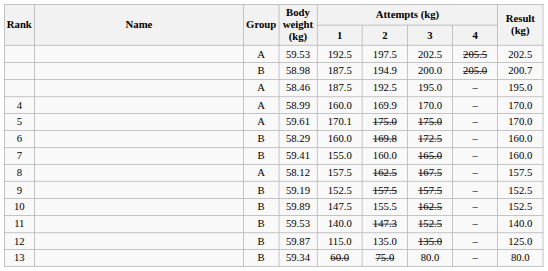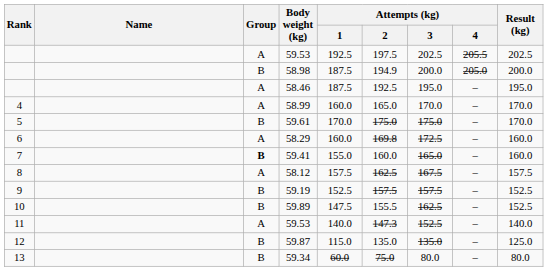(520, 71) 200.7 -> (520, 71) 200.0
(385, 105) 169.9 -> (385, 105) 165.0
(261, 122) A -> (261, 122) B
(340, 122) 170.1 -> (340, 122) 170.0
(261, 139) B -> (261, 139) A
(261, 156) normal -> (261, 156) bold
(261, 224) B -> (261, 224) A
